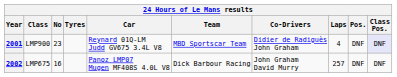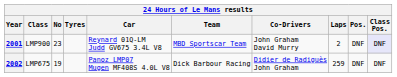(290, 44) Didier de Radiguès John Graham -> (276, 44) John Graham David Murry
(339, 44) 4 -> (339, 44) 2
(57, 63) 16 -> (57, 63) 19
(276, 63) John Graham David Murry -> (290, 63) Didier de Radiguès John Graham
(339, 63) 257 -> (339, 63) 259
